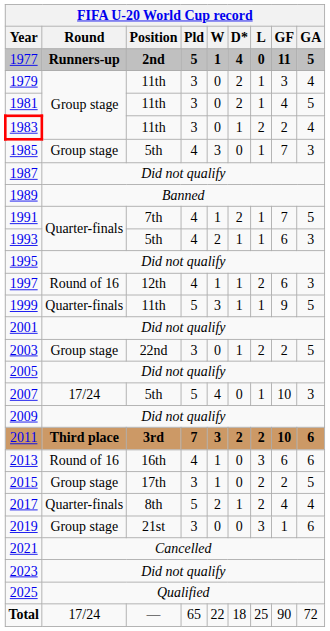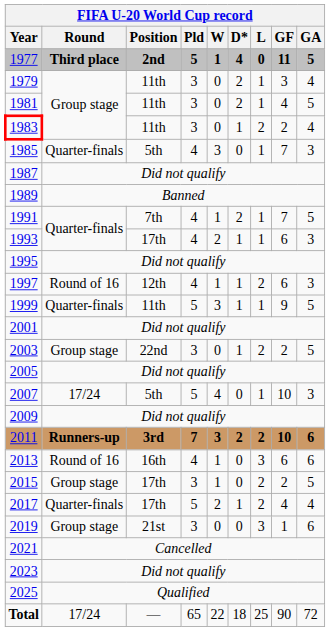(84, 59) Runners-up -> (84, 59) Third place
(84, 151) Group stage -> (84, 151) Quarter-finals
(154, 239) 5th -> (154, 239) 17th
(84, 438) Third place -> (84, 438) Runners-up
(154, 504) 8th -> (154, 504) 17th
